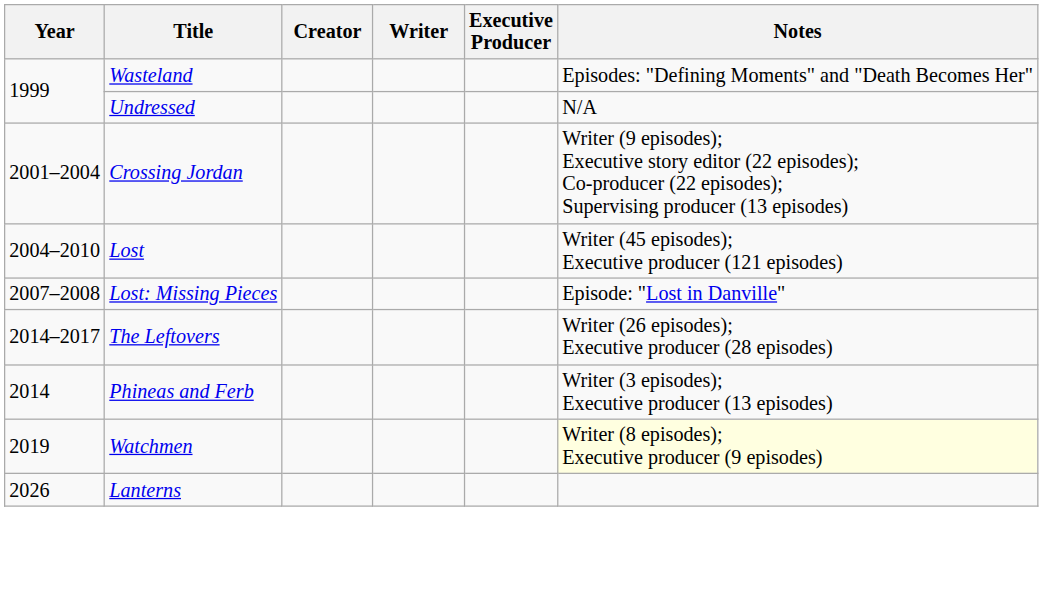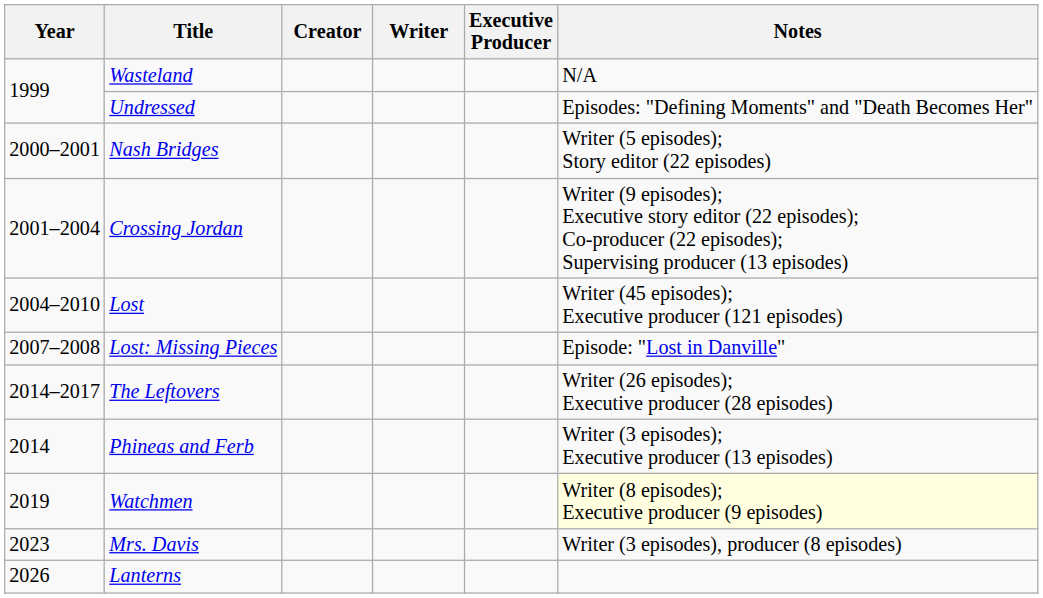(798, 75) Episodes: "Defining Moments" and "Death Becomes Her" -> (580, 75) N/A
(580, 107) N/A -> (798, 107) Episodes: "Defining Moments" and "Death Becomes Her"
+ row: (164, 150)
+ row: (154, 544)
